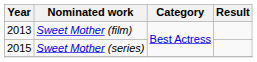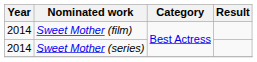(19, 30) 2013 -> (19, 30) 2014
(19, 48) 2015 -> (19, 48) 2014
